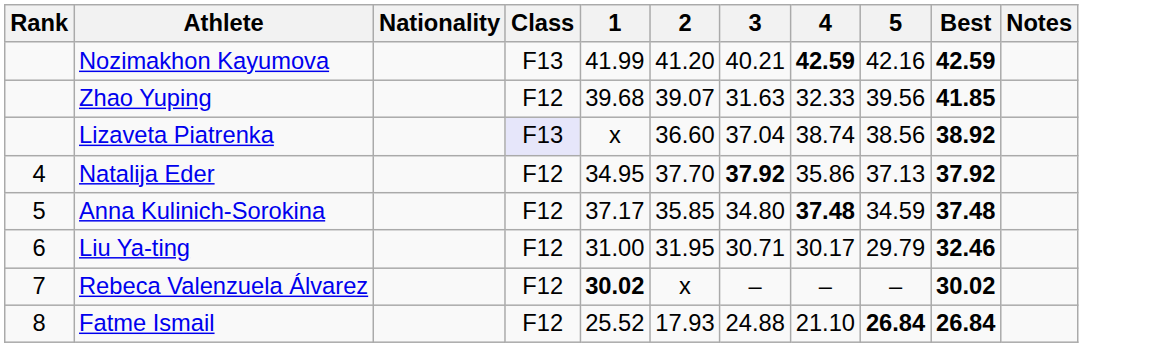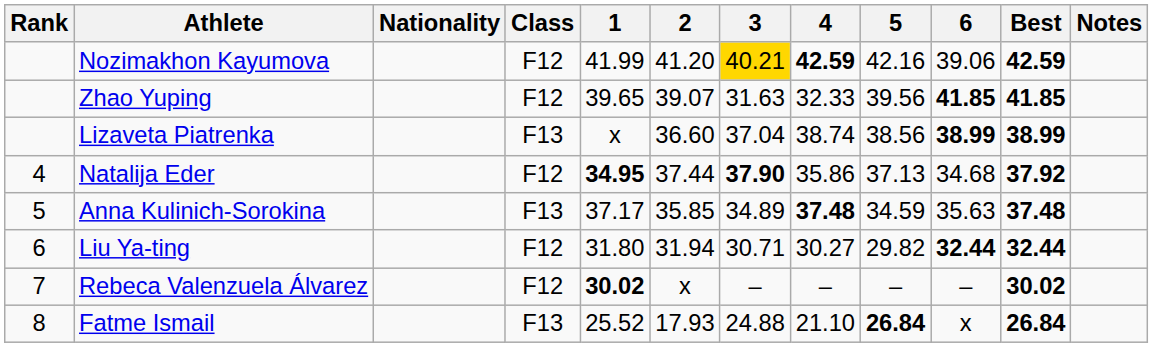+ column: (966, 23)
(543, 60) F13 -> (543, 60) F12
(755, 60) no background -> (755, 60) gold background
(615, 98) 39.68 -> (615, 98) 39.65
(543, 135) lavender background -> (543, 135) no background
(966, 135) 38.92 -> (1036, 135) 38.99
(615, 173) normal -> (615, 173) bold
(685, 173) 37.70 -> (685, 173) 37.44
(755, 173) 37.92 -> (755, 173) 37.90
(543, 211) F12 -> (543, 211) F13
(755, 211) 34.80 -> (755, 211) 34.89
(615, 248) 31.00 -> (615, 248) 31.80
(685, 248) 31.95 -> (685, 248) 31.94
(825, 248) 30.17 -> (825, 248) 30.27
(896, 248) 29.79 -> (896, 248) 29.82
(966, 248) 32.46 -> (1036, 248) 32.44
(543, 323) F12 -> (543, 323) F13
